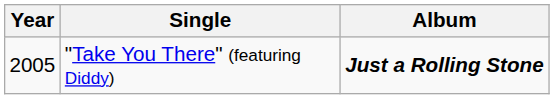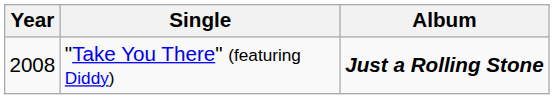(32, 65) 2005 -> (32, 65) 2008
